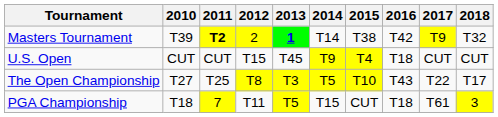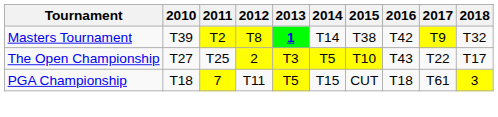(218, 37) bold -> (218, 37) normal
(254, 37) 2 -> (254, 37) T8
- row: (40, 59)
(254, 80) T8 -> (254, 59) 2
